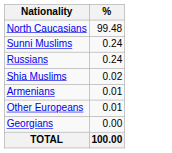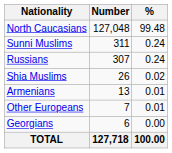+ column: (110, 12)
